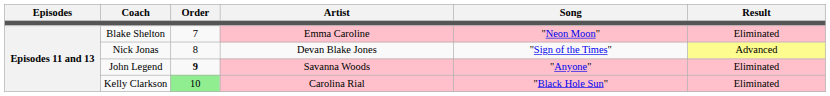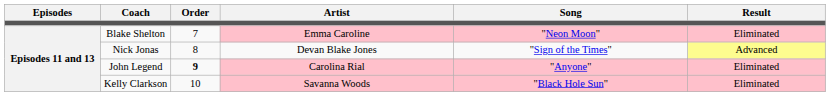(337, 67) Savanna Woods -> (337, 67) Carolina Rial
(195, 83) lightgreen background -> (195, 83) no background
(337, 83) Carolina Rial -> (337, 83) Savanna Woods
